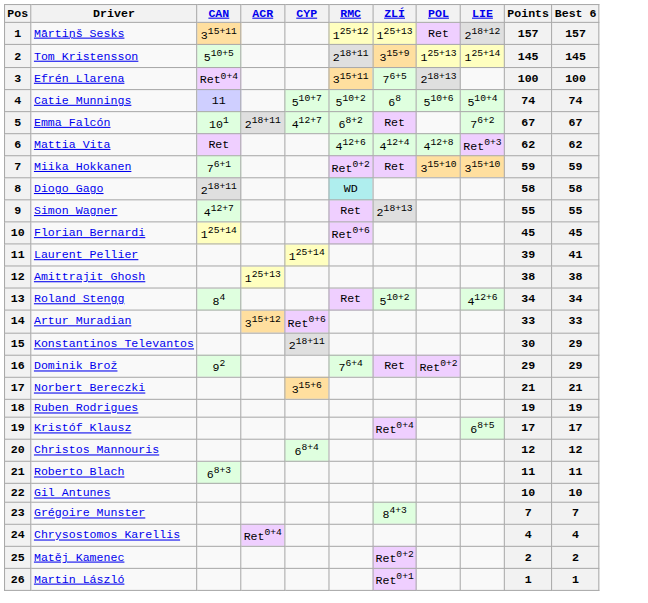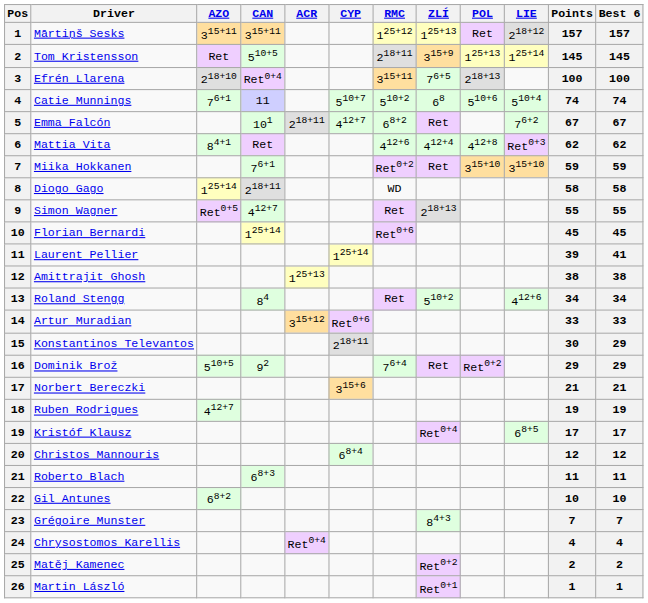+ column: (219, 14)
(351, 189) paleturquoise background -> (395, 189) no background
